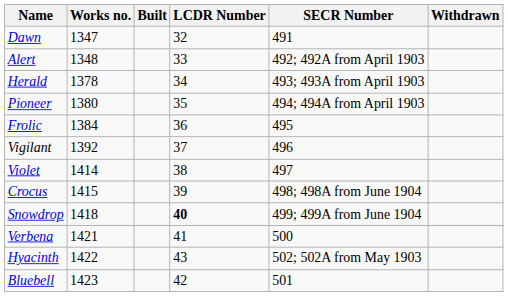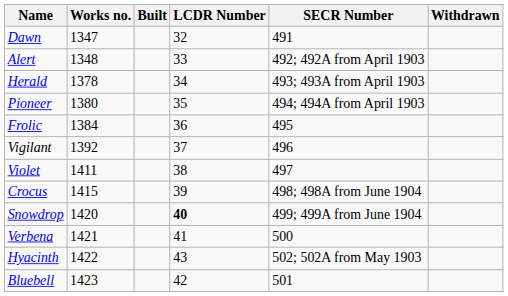(84, 170) 1414 -> (84, 170) 1411
(84, 214) 1418 -> (84, 214) 1420
